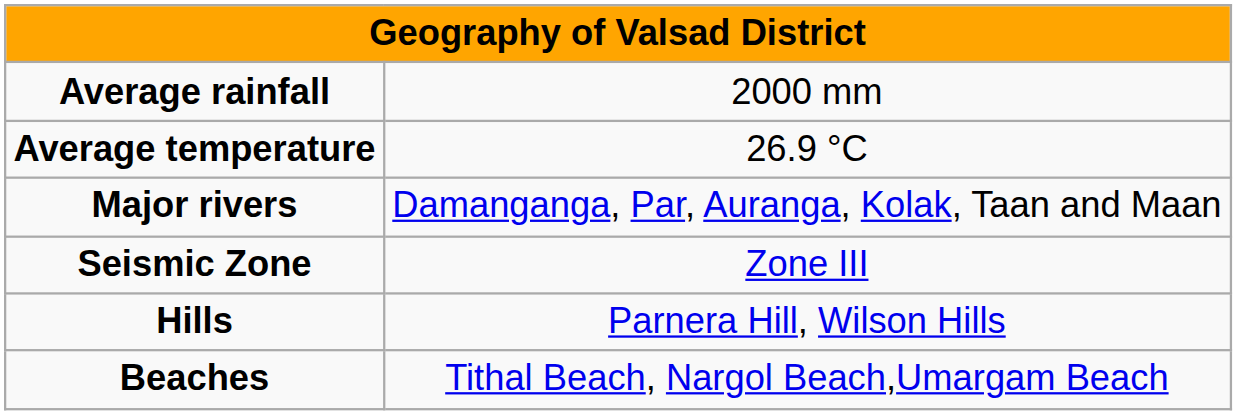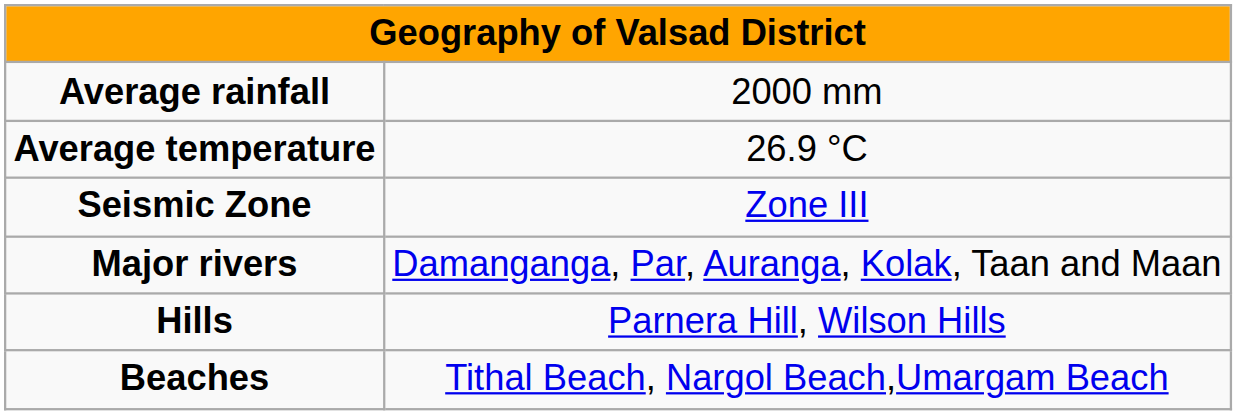rows swapped: (195, 263) <-> (195, 206)
